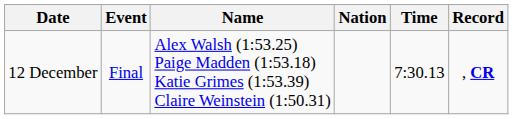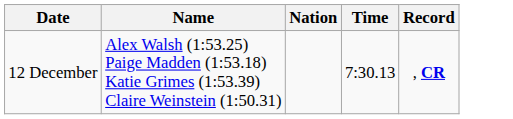- column: (126, 17)
